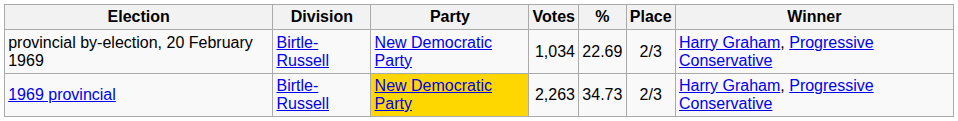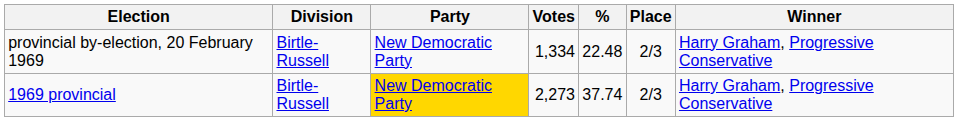(555, 51) 1,034 -> (555, 51) 1,334
(602, 51) 22.69 -> (602, 51) 22.48
(555, 94) 2,263 -> (555, 94) 2,273
(602, 94) 34.73 -> (602, 94) 37.74
